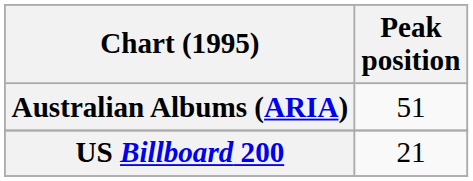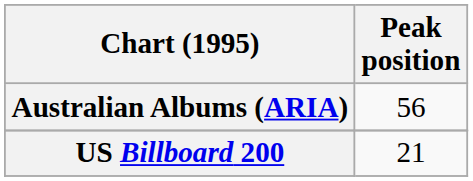(411, 106) 51 -> (411, 106) 56
